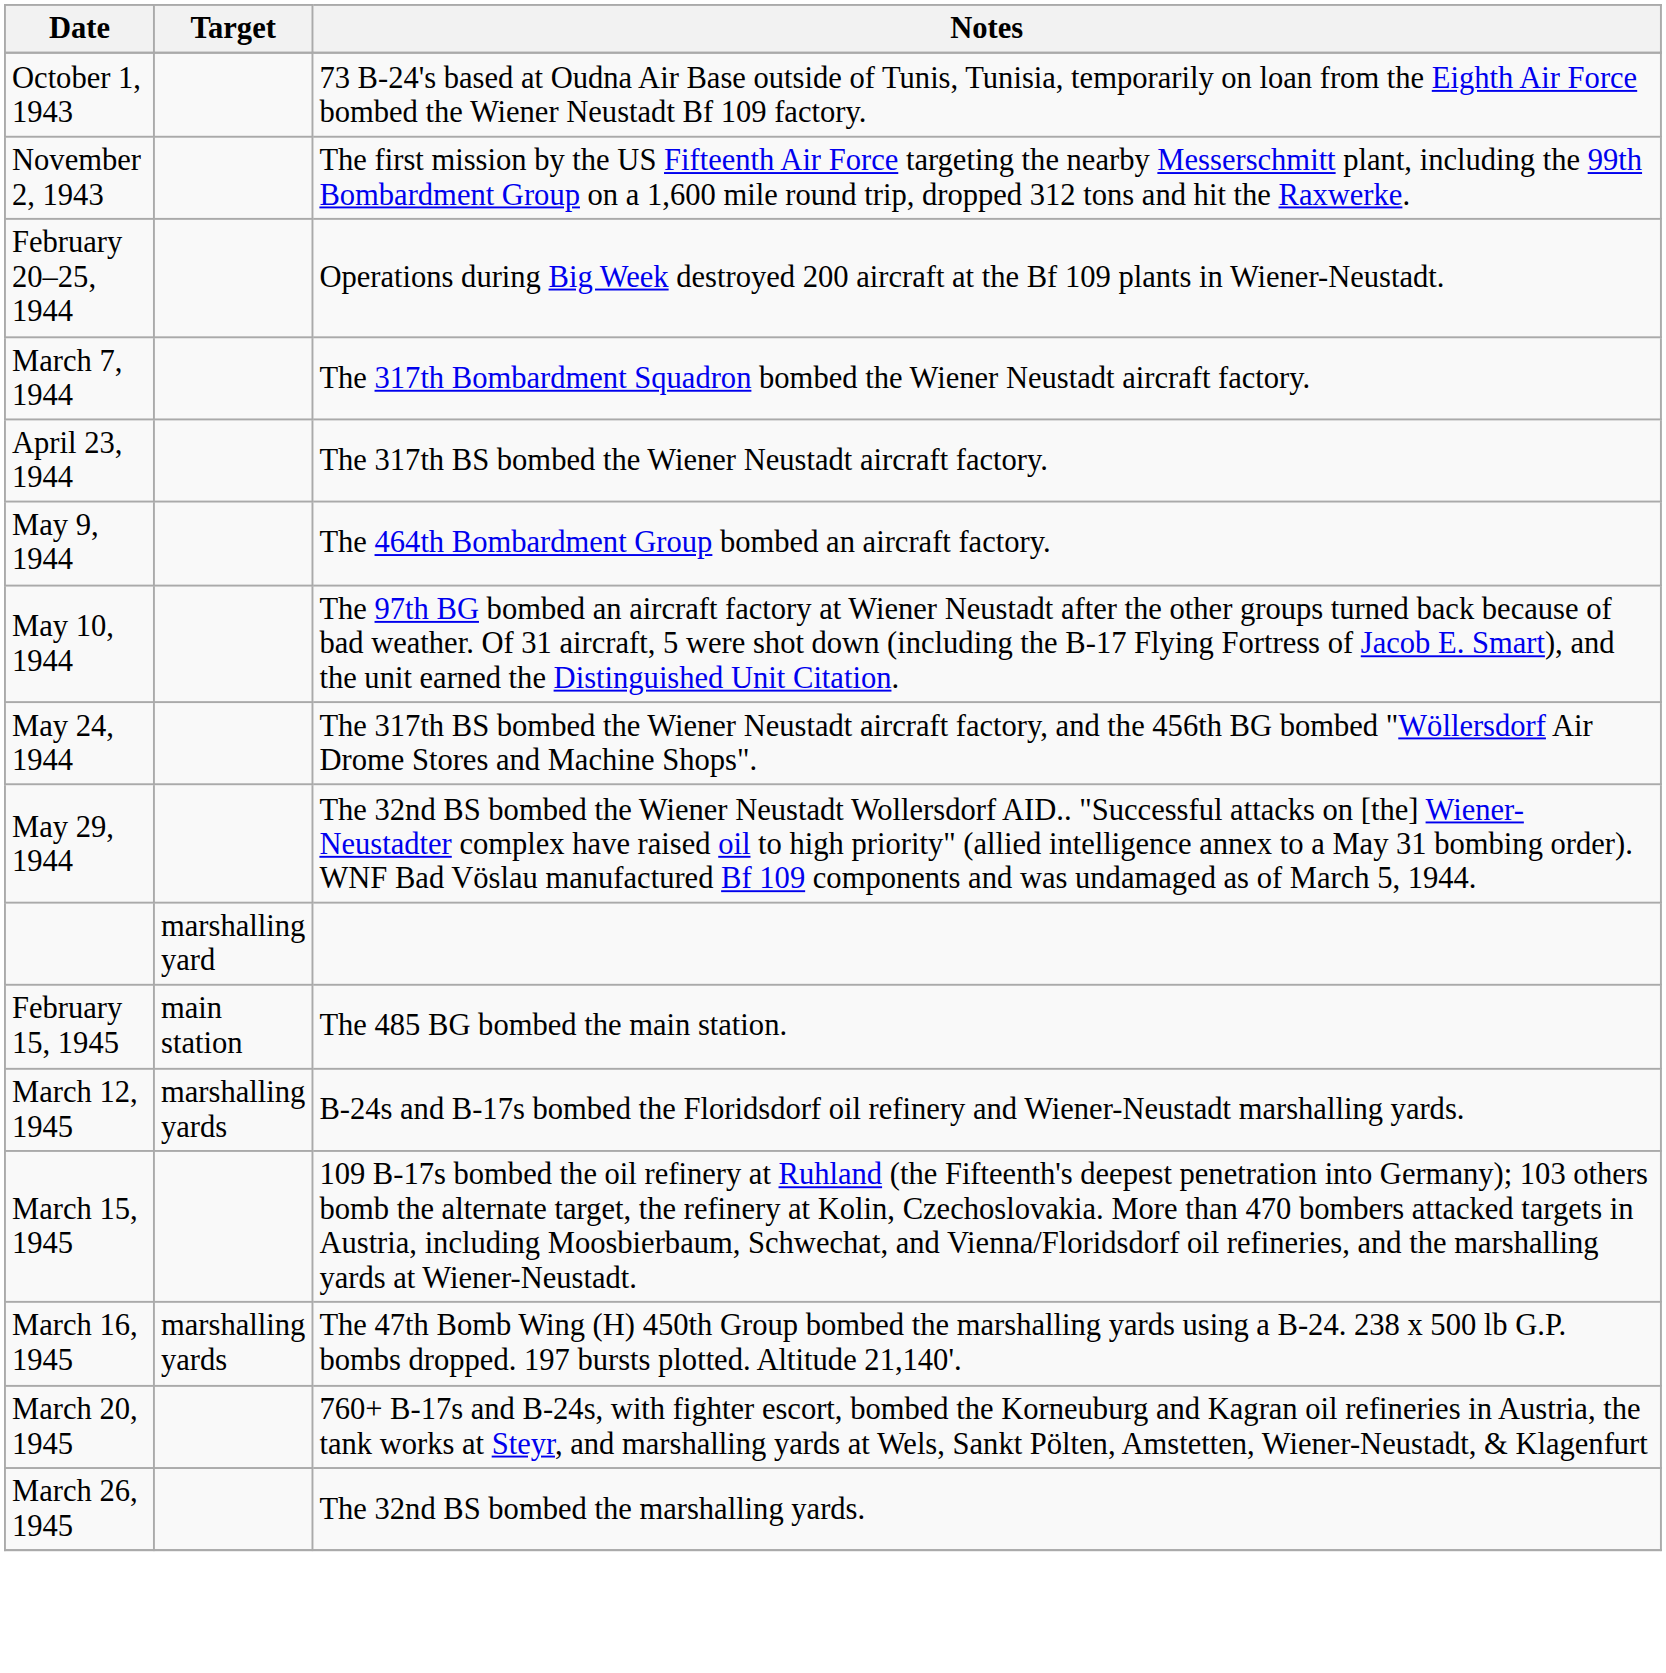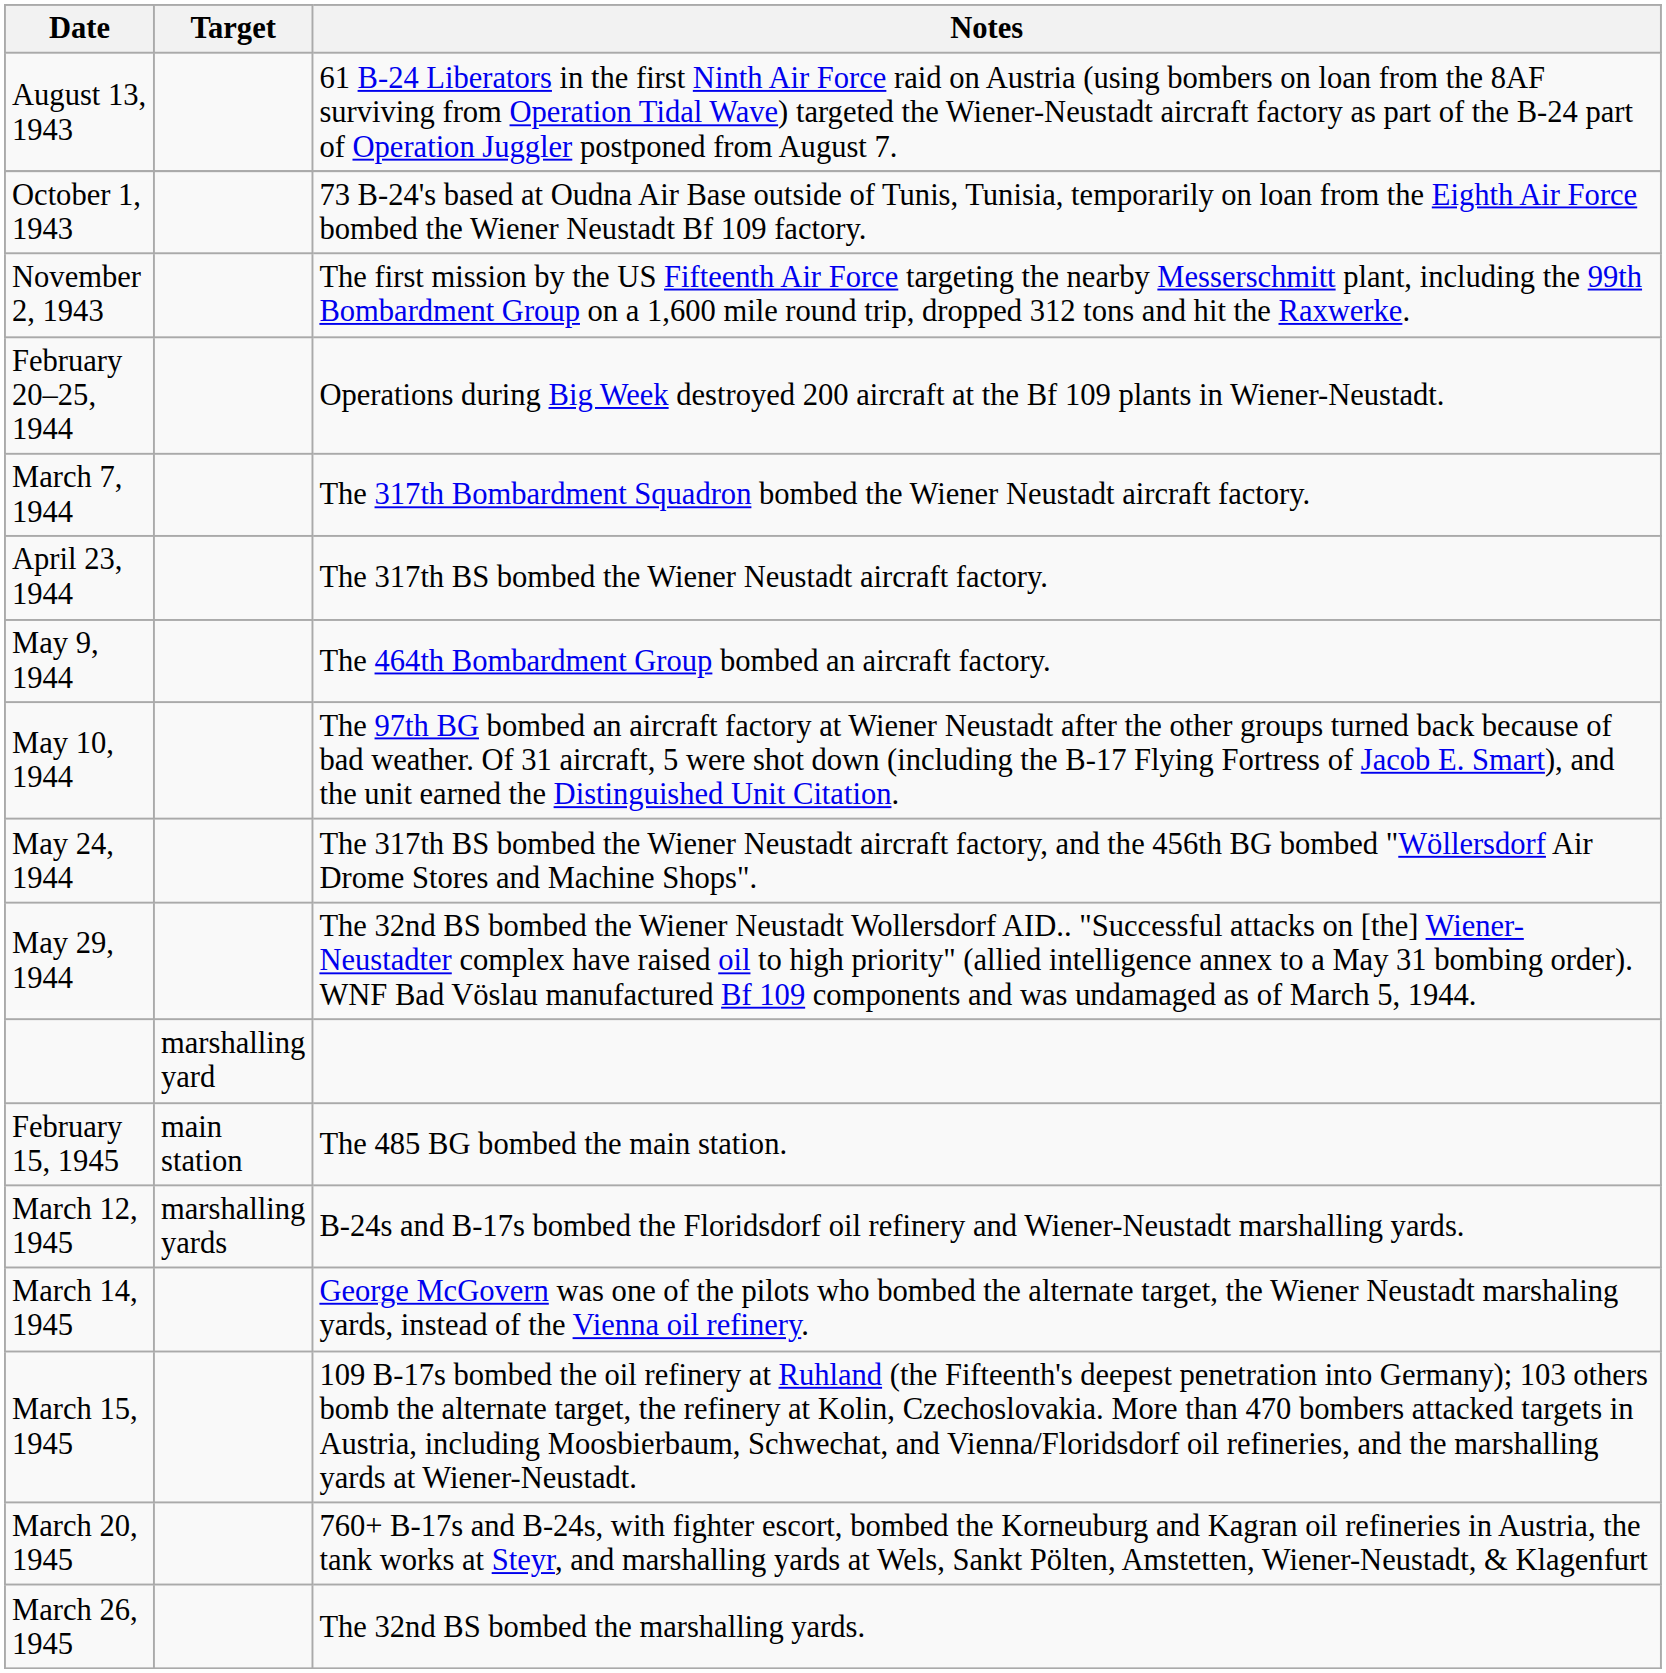+ row: (79, 111)
+ row: (75, 1308)
- row: (75, 1343)
